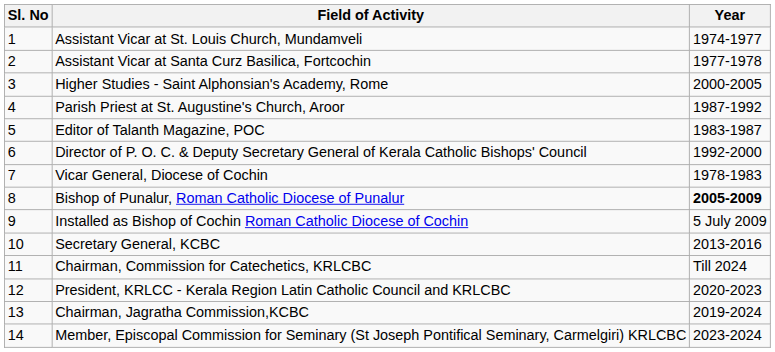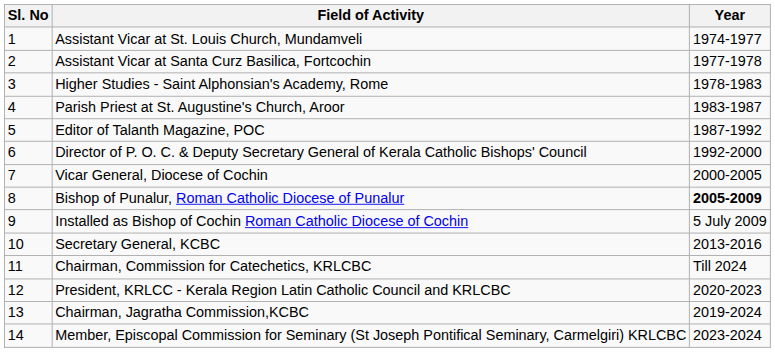(727, 84) 2000-2005 -> (727, 84) 1978-1983
(727, 107) 1987-1992 -> (727, 107) 1983-1987
(727, 130) 1983-1987 -> (727, 130) 1987-1992
(727, 175) 1978-1983 -> (727, 175) 2000-2005
